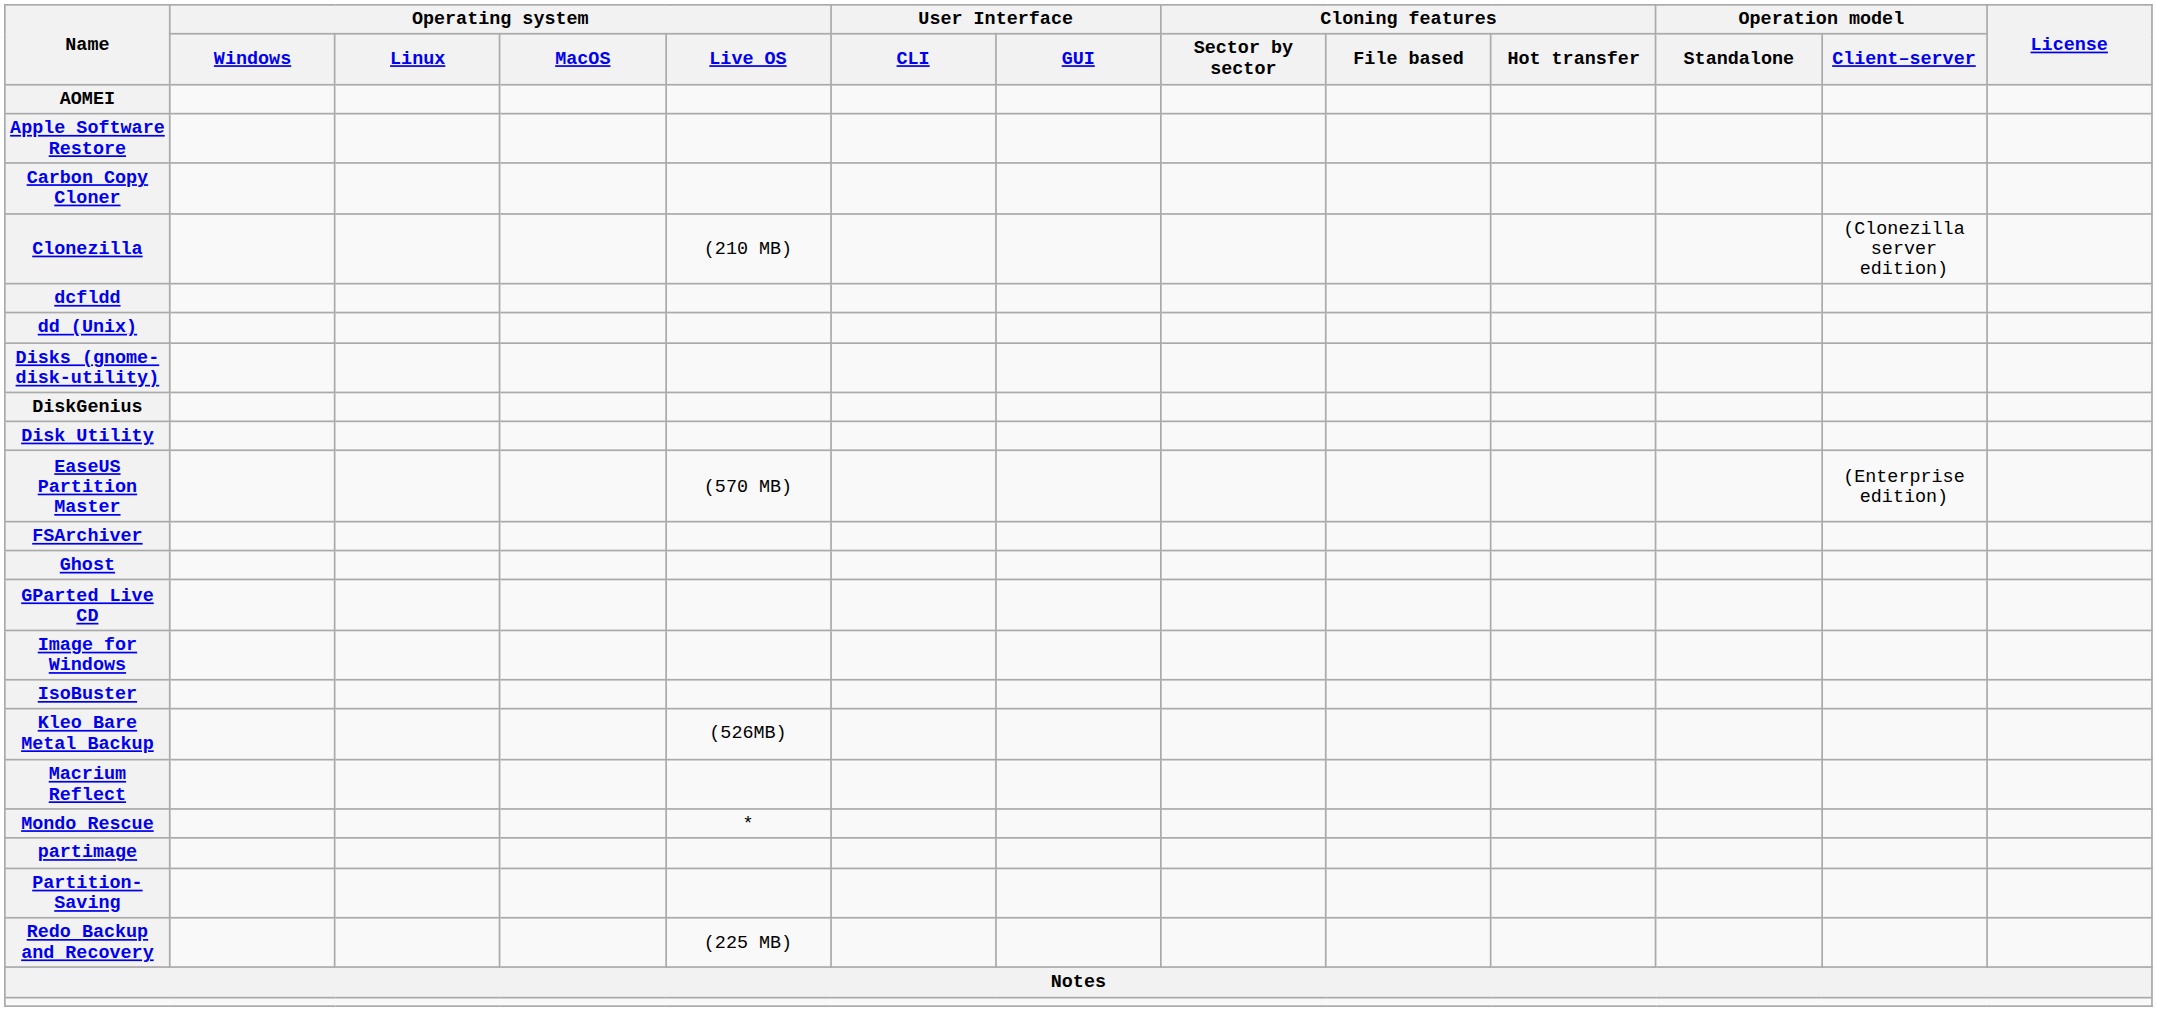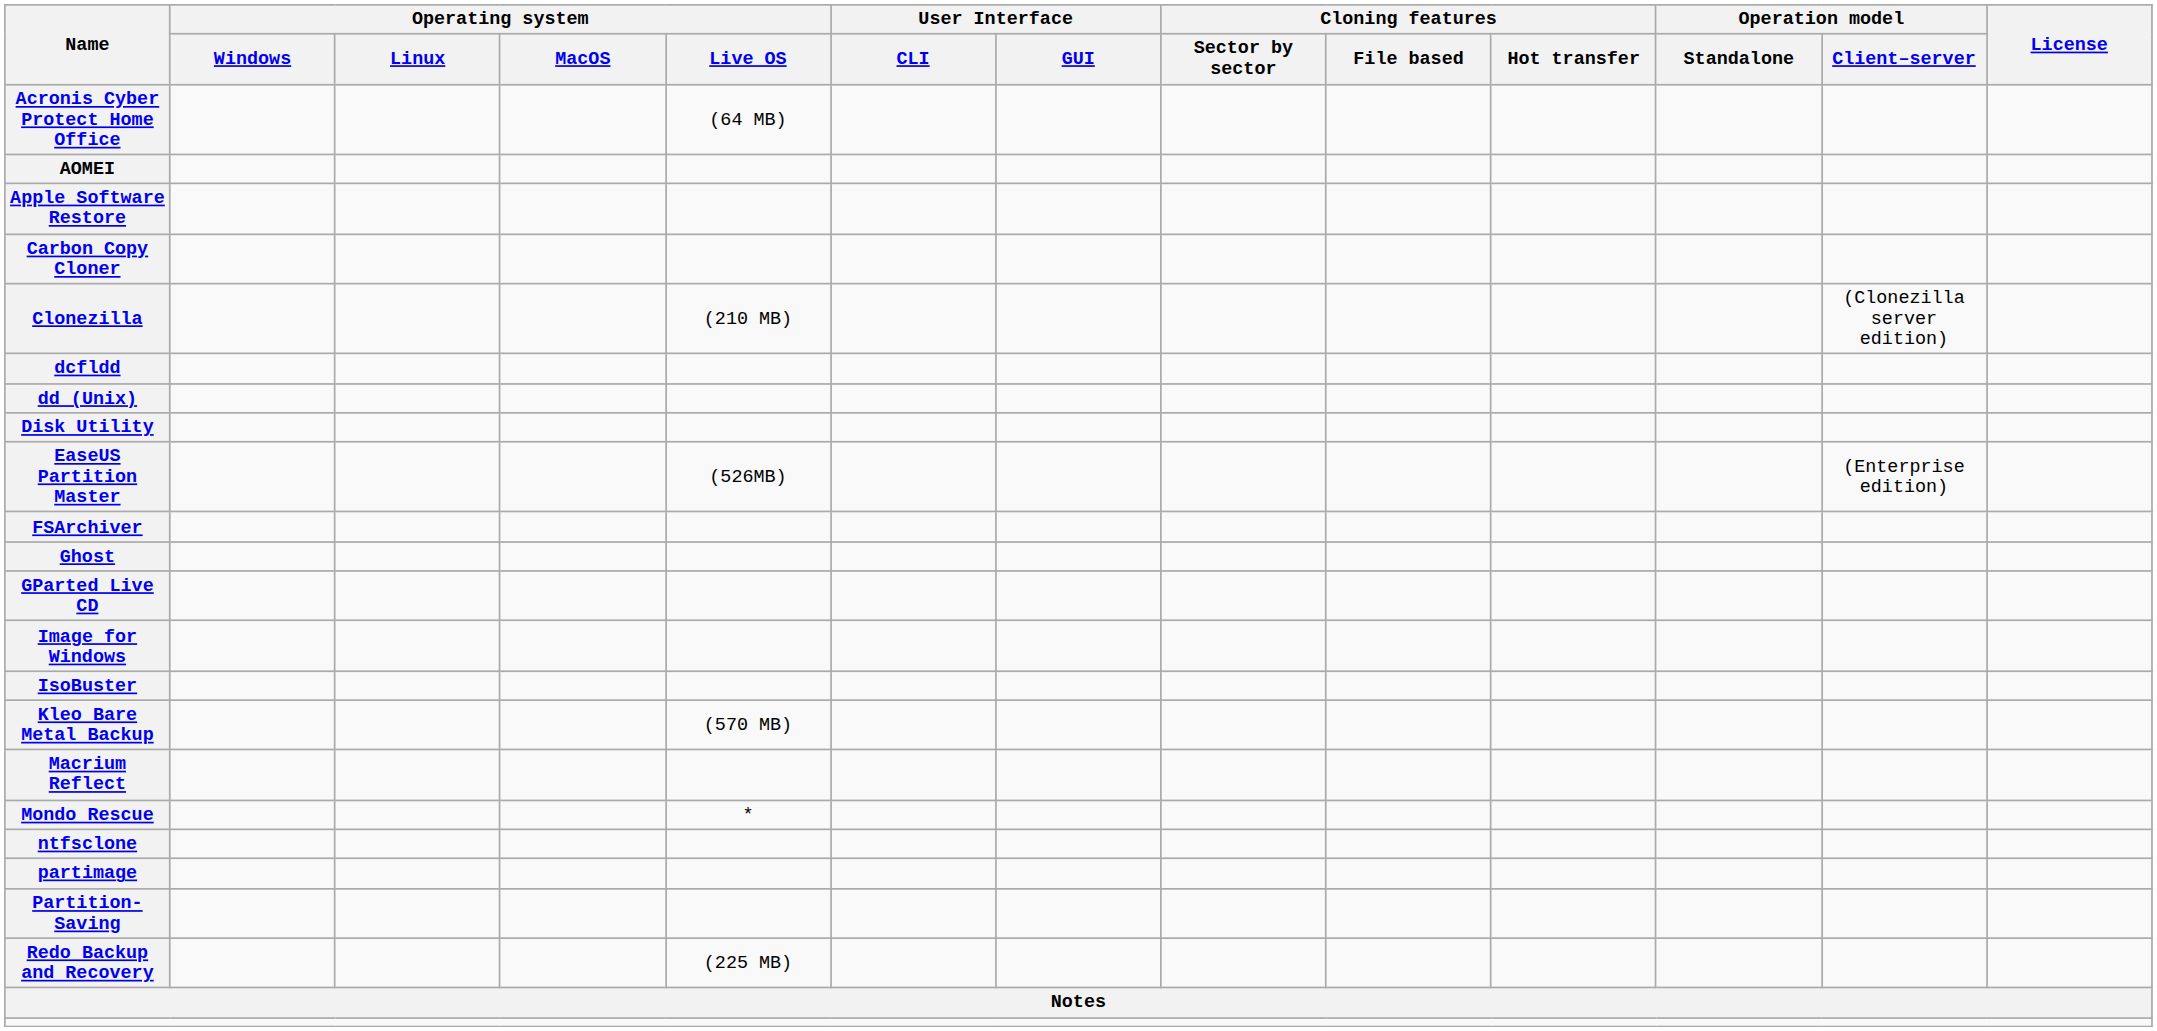+ row: (87, 119)
- row: (87, 367)
- row: (87, 407)
(748, 486) (570 MB) -> (748, 477) (526MB)
(748, 734) (526MB) -> (748, 725) (570 MB)
+ row: (87, 844)
